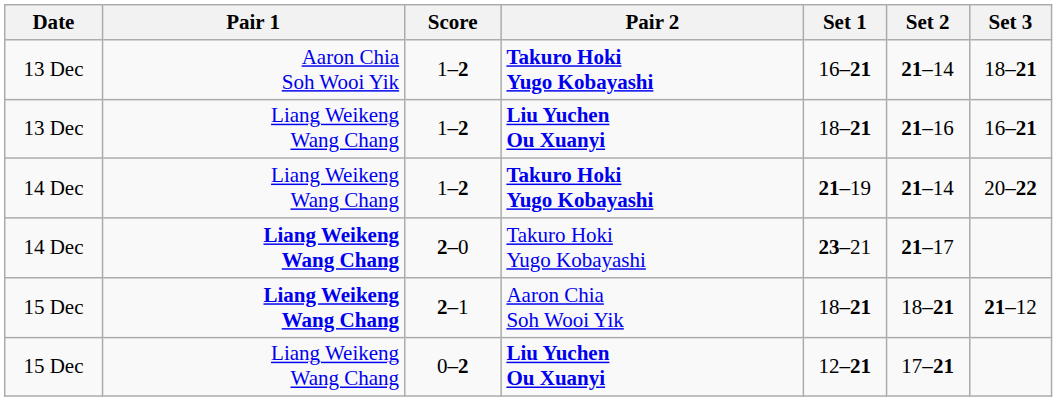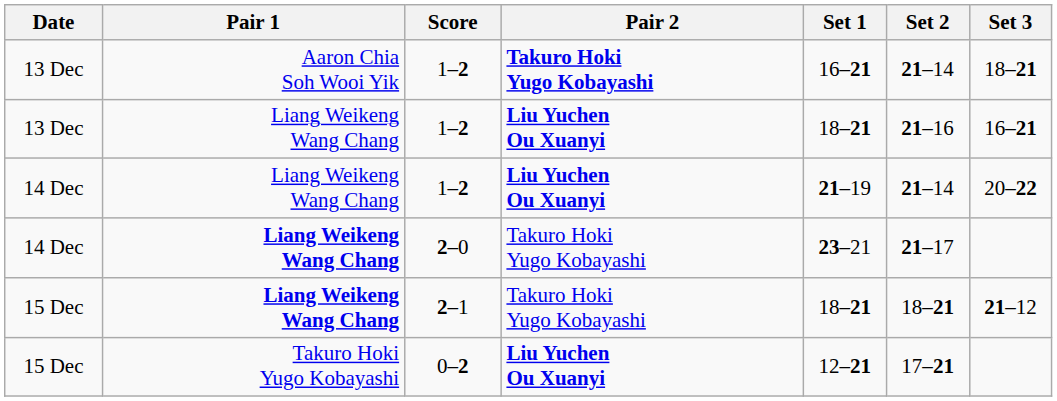(580, 188) Takuro Hoki Yugo Kobayashi -> (558, 188) Liu Yuchen Ou Xuanyi
(565, 307) Aaron Chia Soh Wooi Yik -> (576, 307) Takuro Hoki Yugo Kobayashi
(335, 366) Liang Weikeng Wang Chang -> (329, 366) Takuro Hoki Yugo Kobayashi
